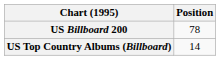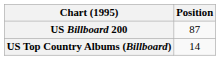(195, 30) 78 -> (195, 30) 87
